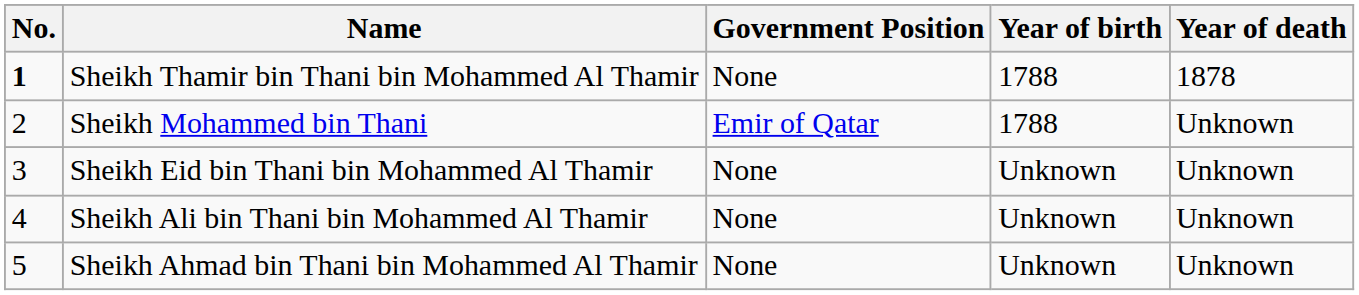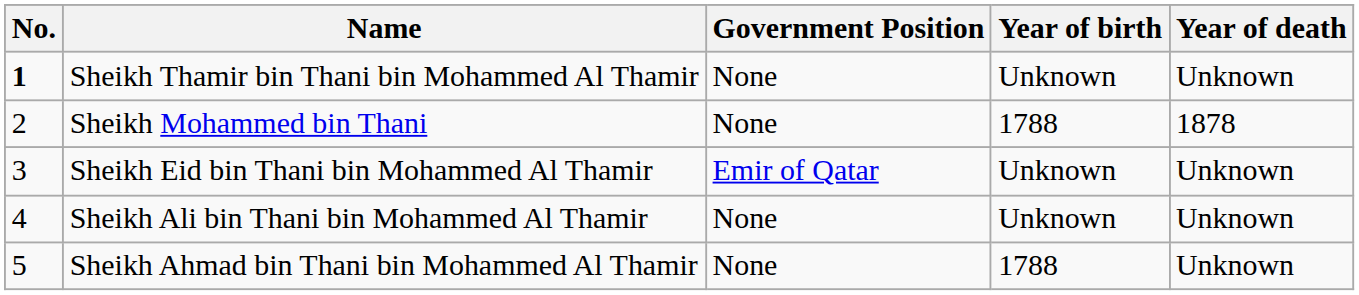(1028, 75) 1788 -> (1057, 75) Unknown
(1206, 75) 1878 -> (1235, 75) Unknown
(796, 123) Emir of Qatar -> (745, 123) None
(1235, 123) Unknown -> (1206, 123) 1878
(745, 170) None -> (796, 170) Emir of Qatar
(1057, 265) Unknown -> (1028, 265) 1788
